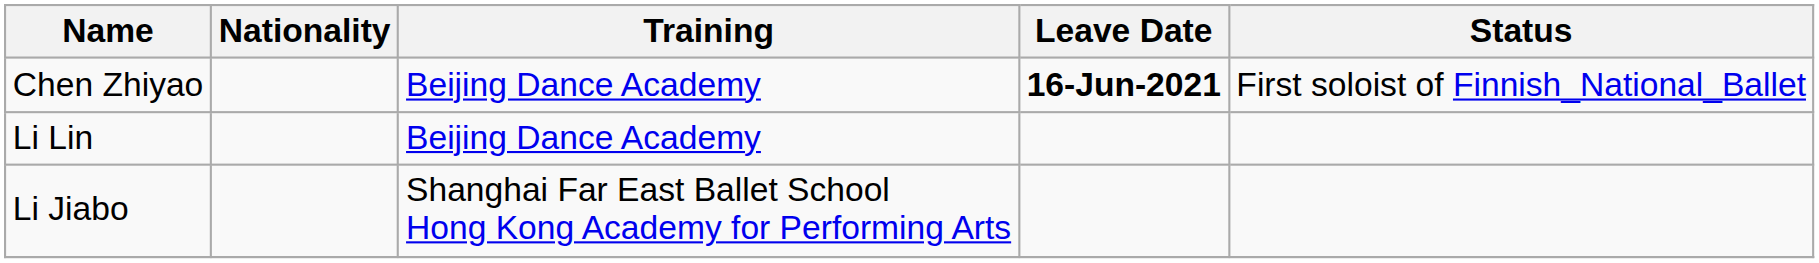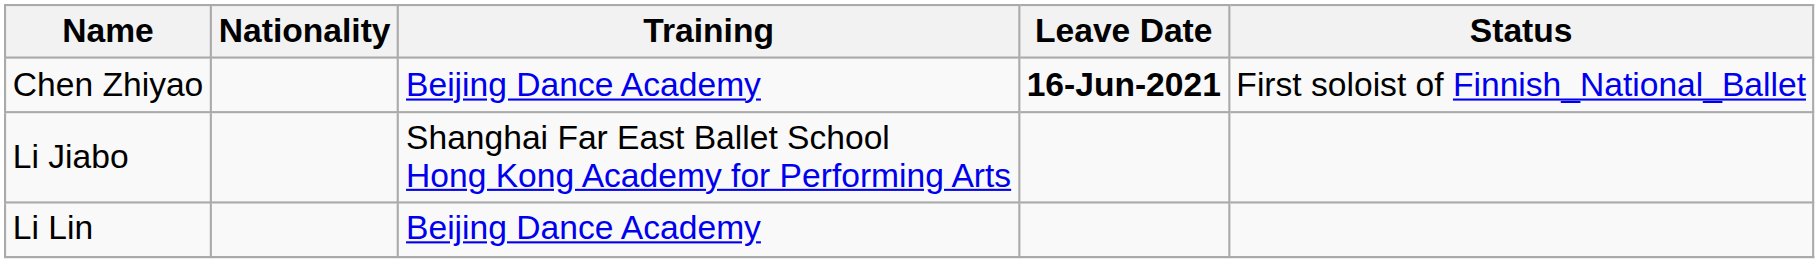rows swapped: (71, 209) <-> (53, 137)
